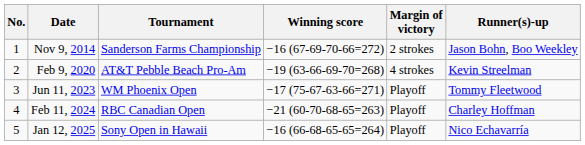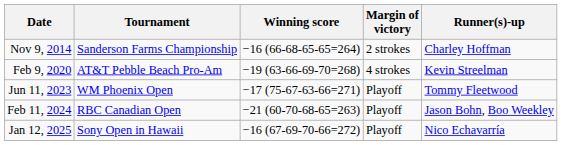- column: (16, 22)
(325, 49) −16 (67-69-70-66=272) -> (301, 49) −16 (66-68-65-65=264)
(513, 49) Jason Bohn, Boo Weekley -> (468, 49) Charley Hoffman
(492, 110) Charley Hoffman -> (489, 110) Jason Bohn, Boo Weekley
(325, 130) −16 (66-68-65-65=264) -> (301, 130) −16 (67-69-70-66=272)
